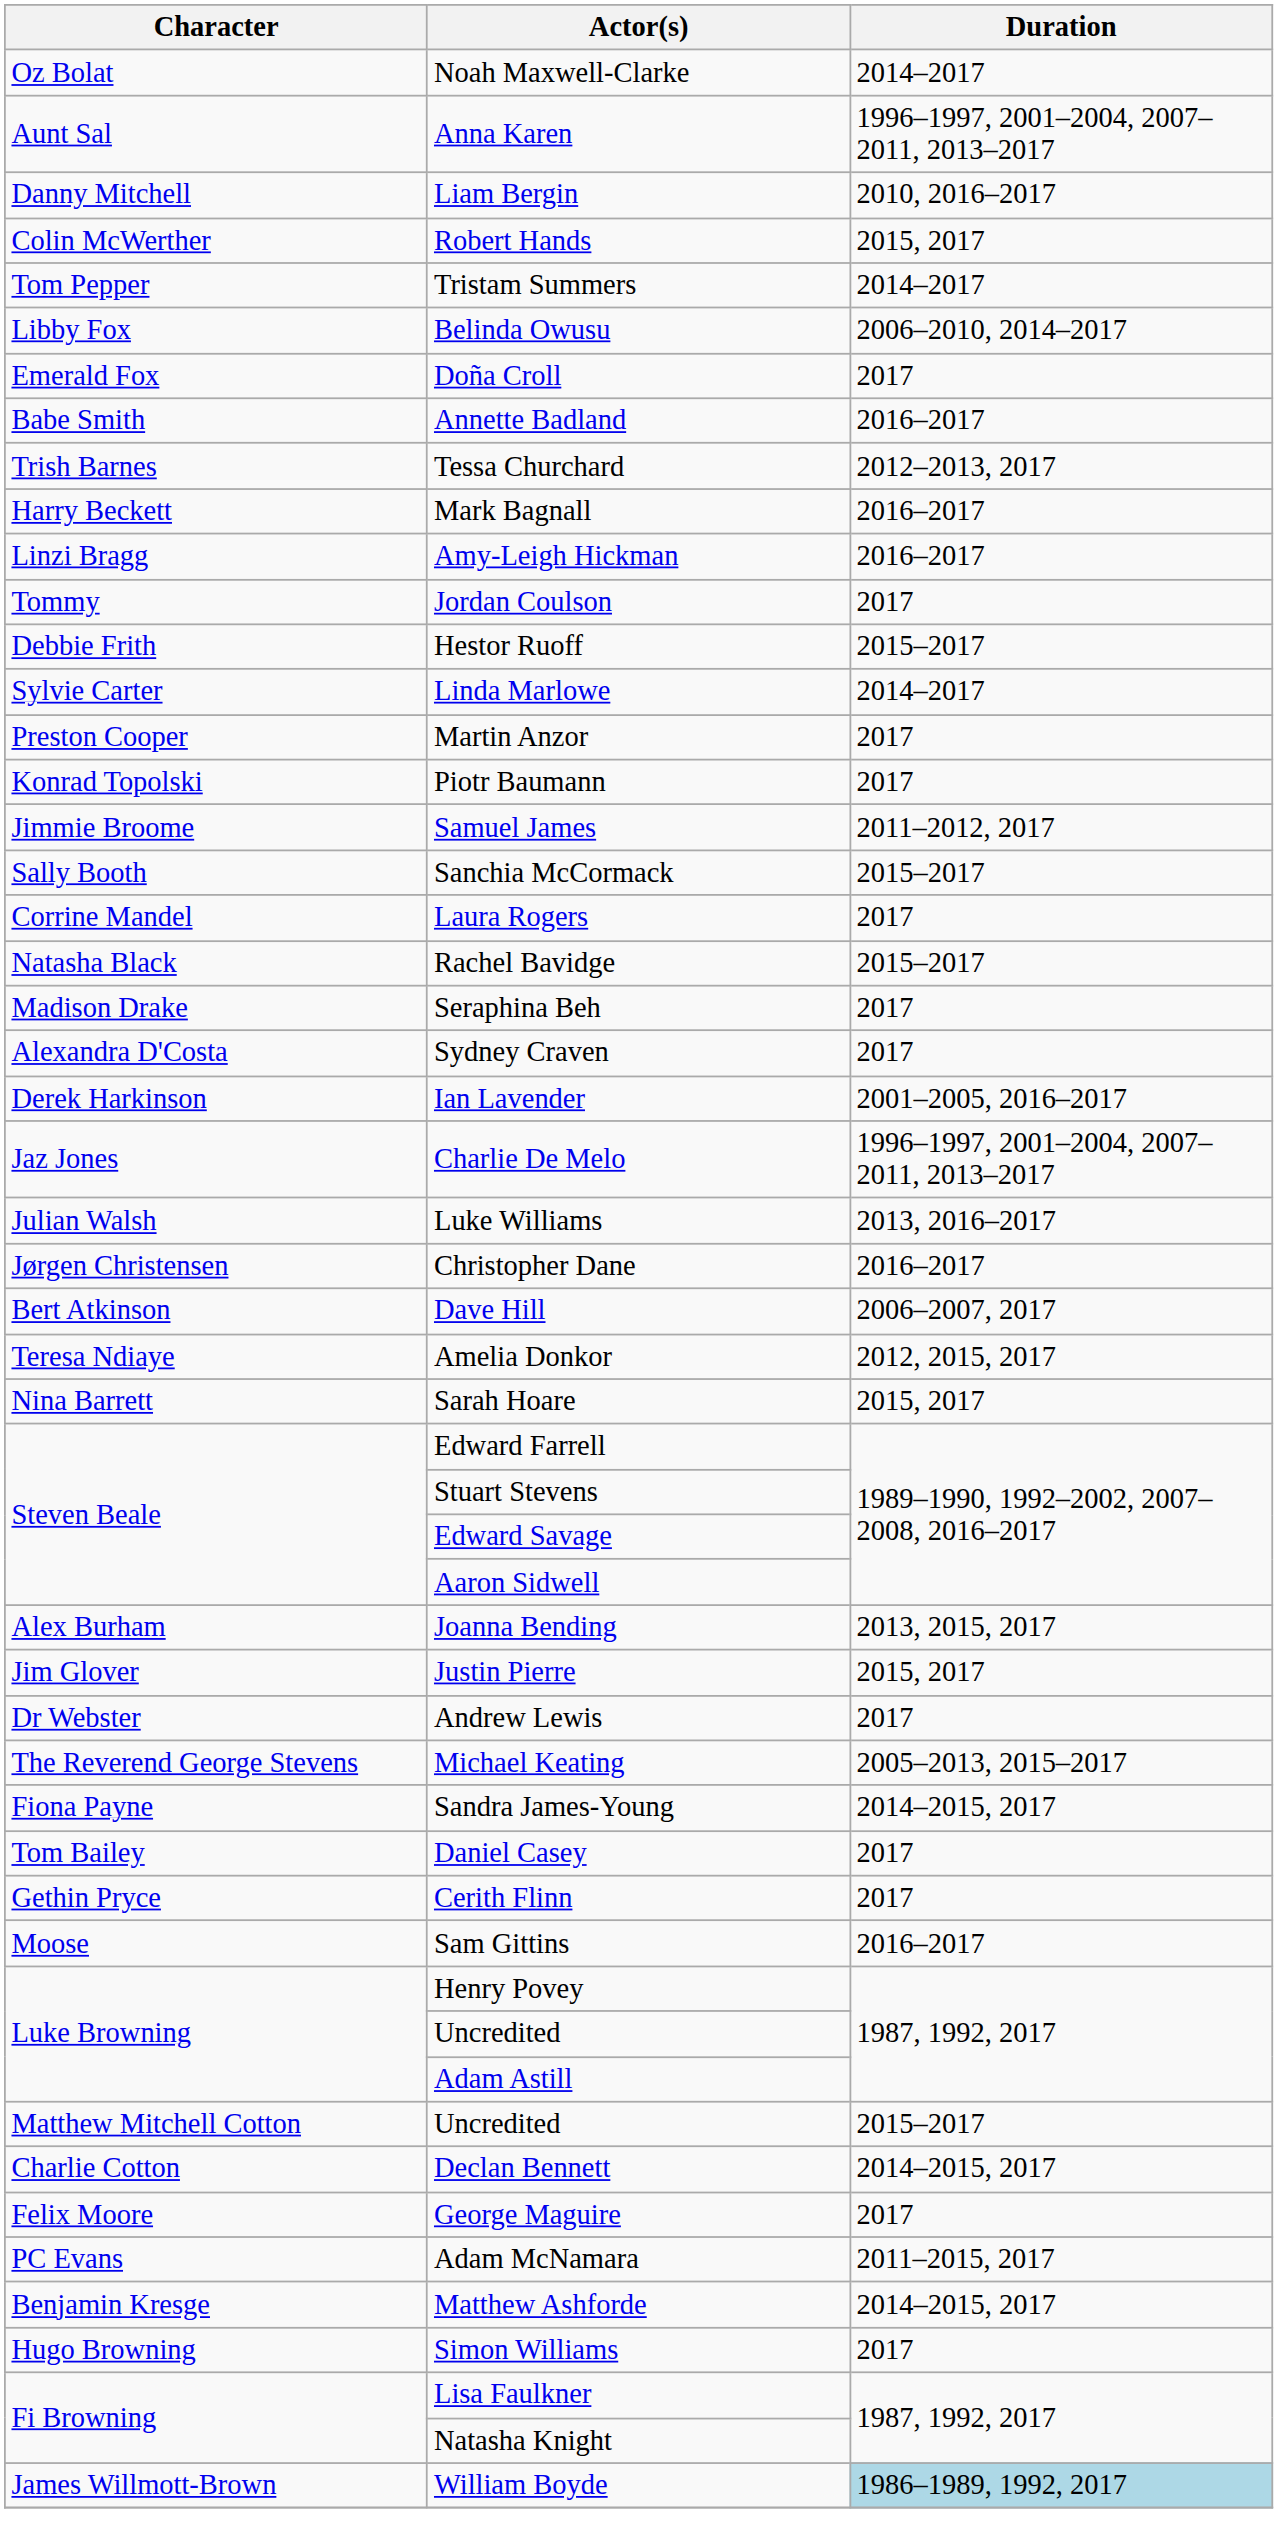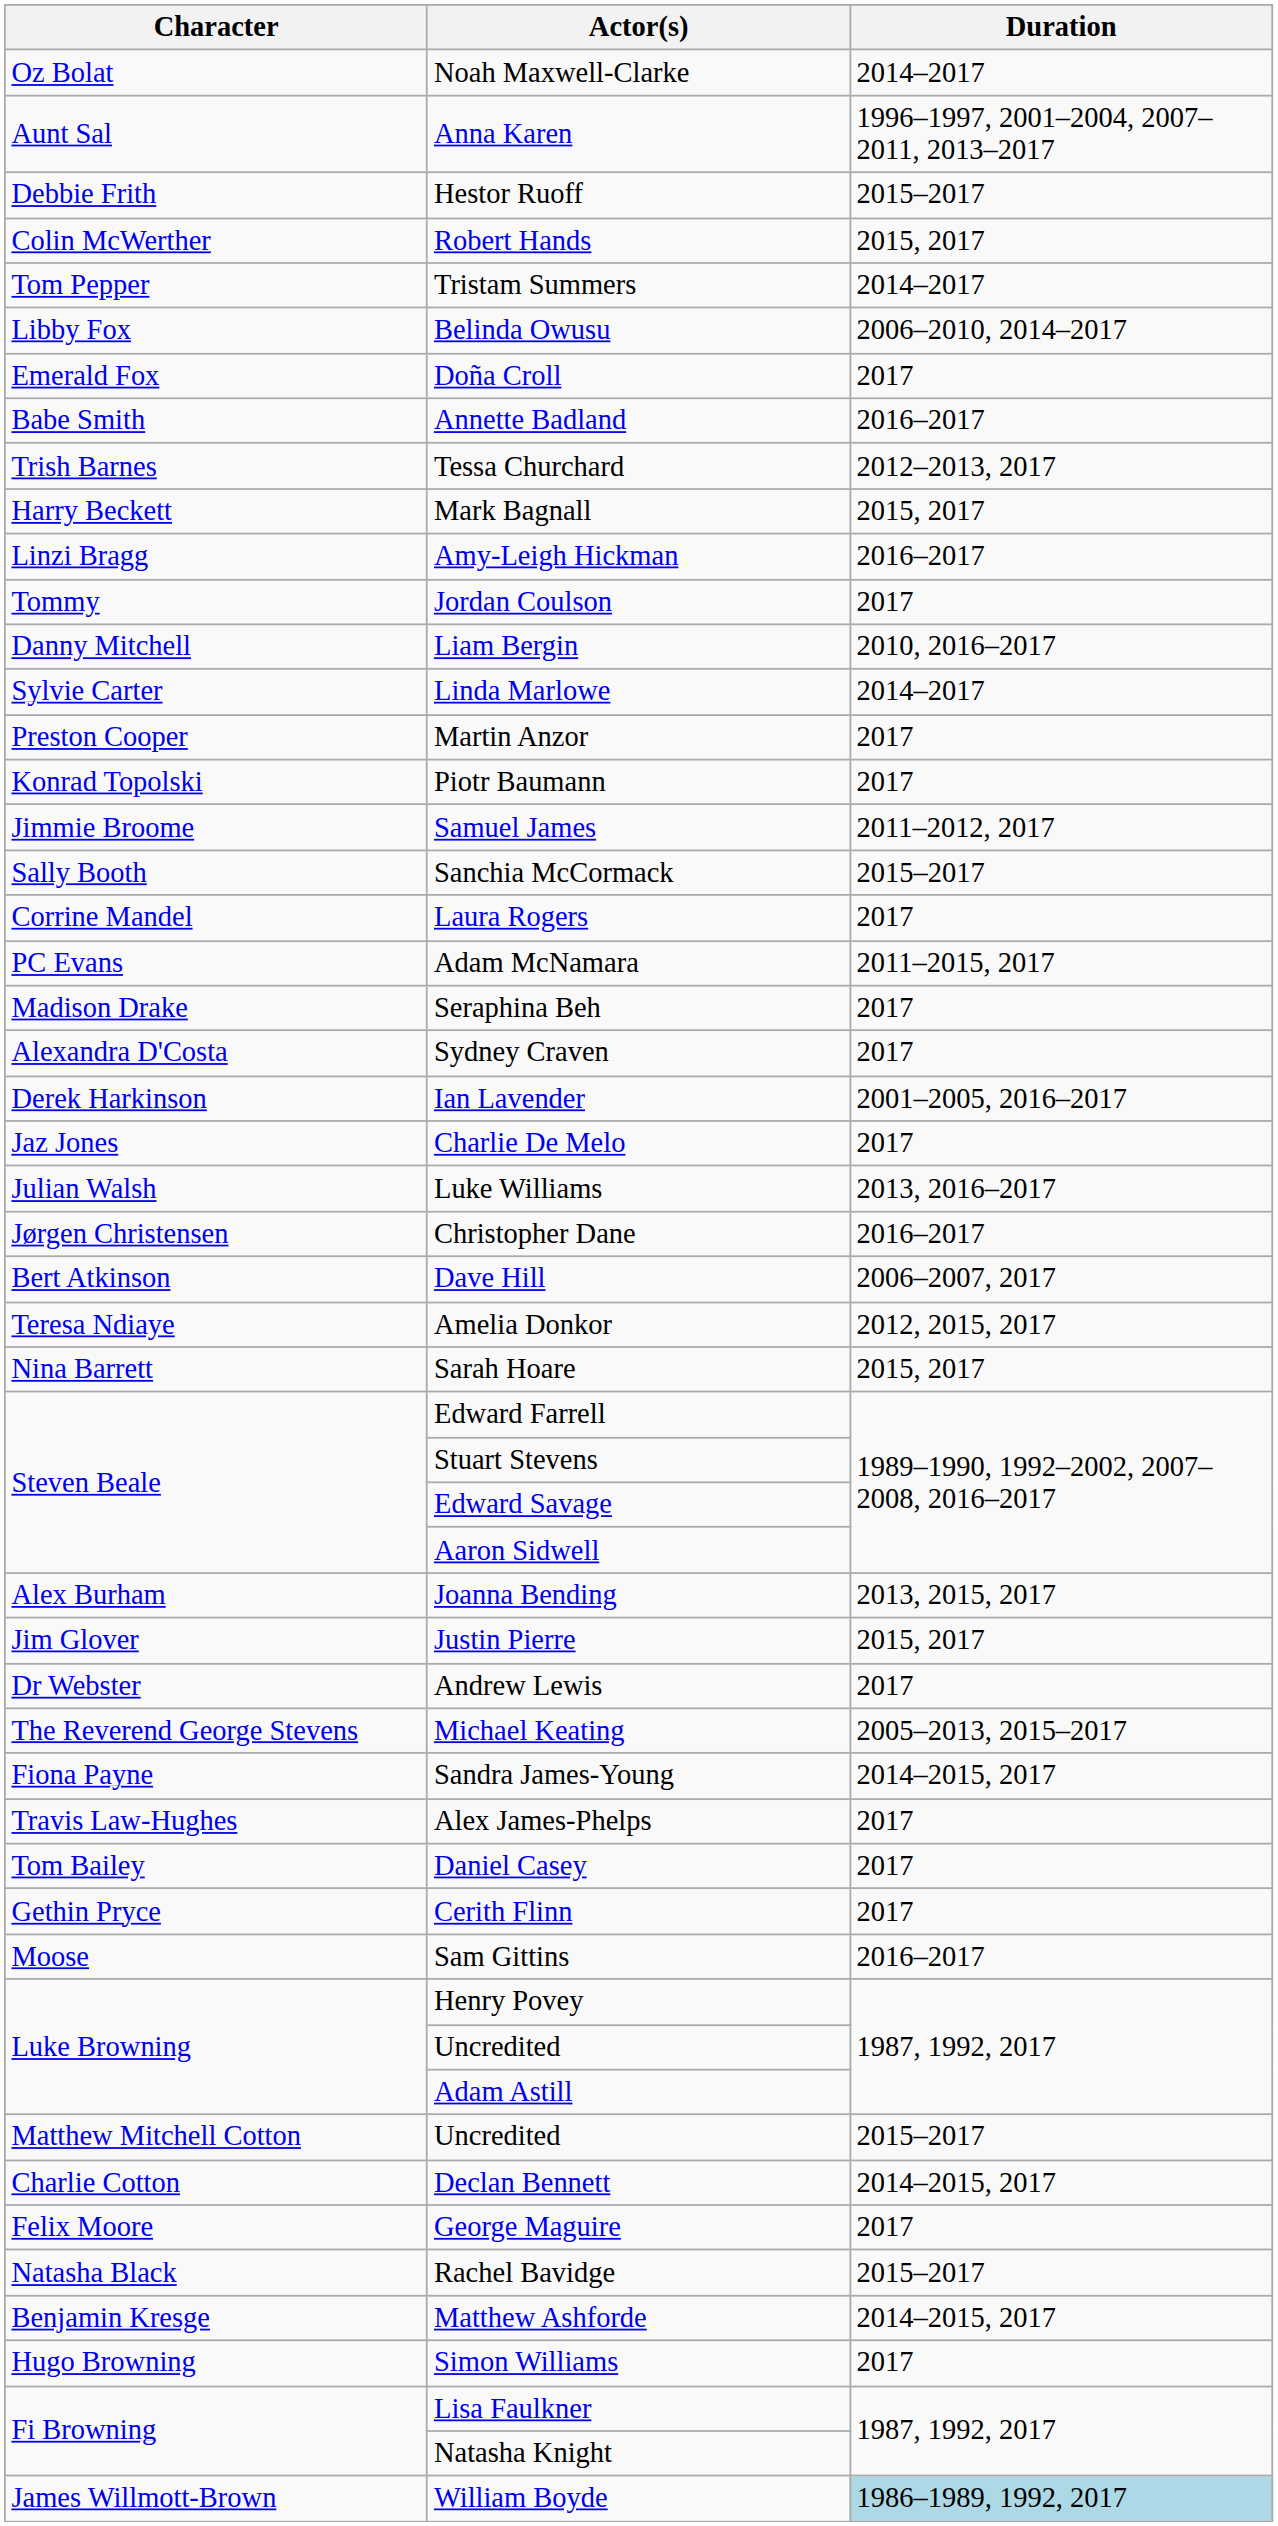rows swapped: (101, 194) <-> (84, 646)
(921, 510) 2016–2017 -> (921, 510) 2015, 2017
rows swapped: (94, 962) <-> (67, 2259)
(1035, 1159) 1996–1997, 2001–2004, 2007–2011, 2013–2017 -> (885, 1143) 2017
+ row: (124, 1820)
